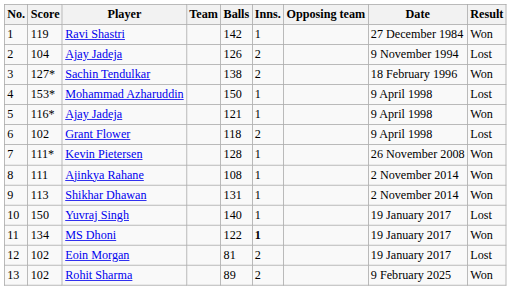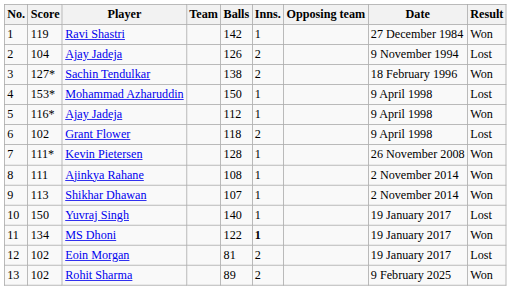(233, 114) 121 -> (232, 114) 112
(233, 195) 131 -> (233, 195) 107
